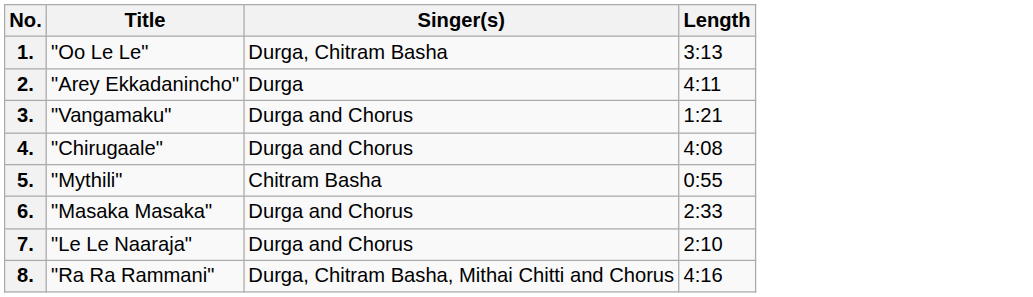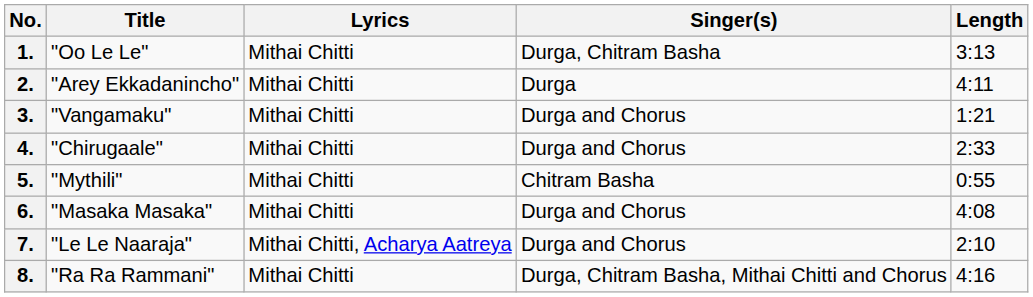+ column: (380, 20)
(703, 148) 4:08 -> (976, 148) 2:33
(703, 212) 2:33 -> (976, 212) 4:08
